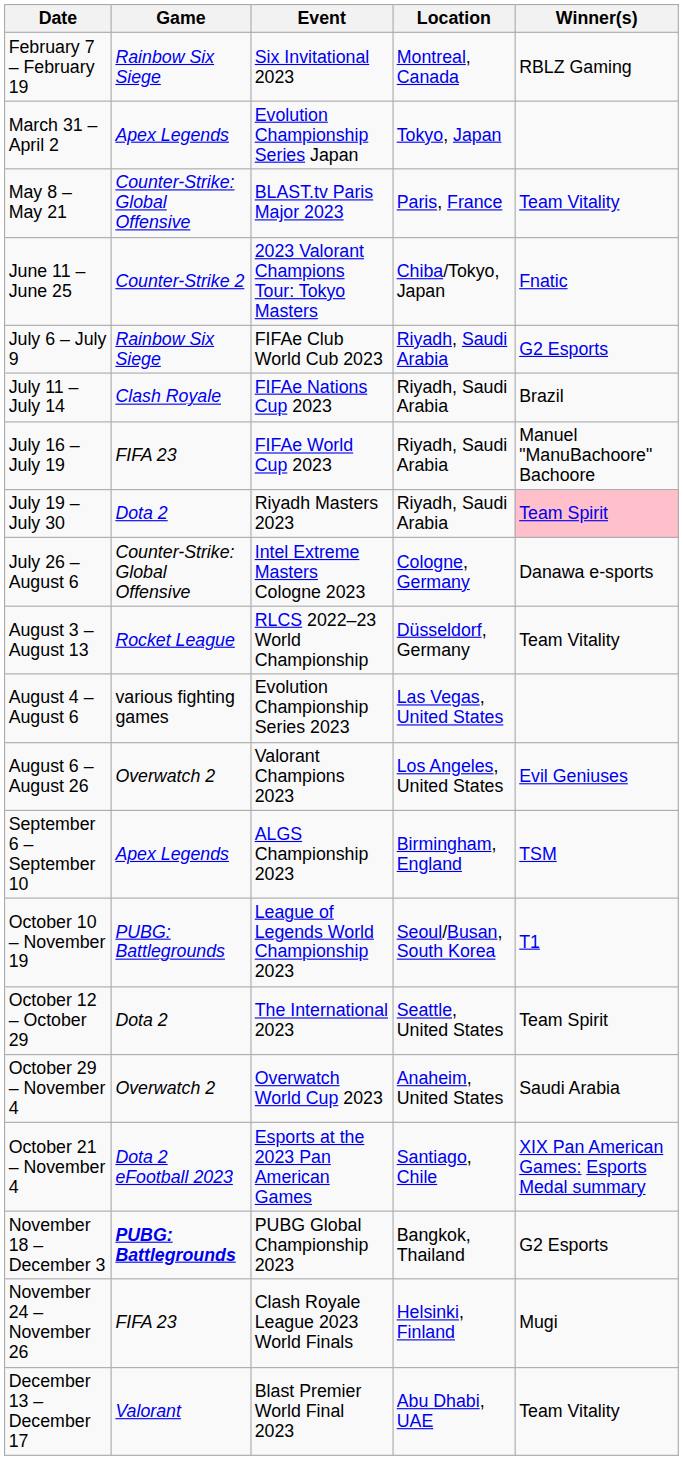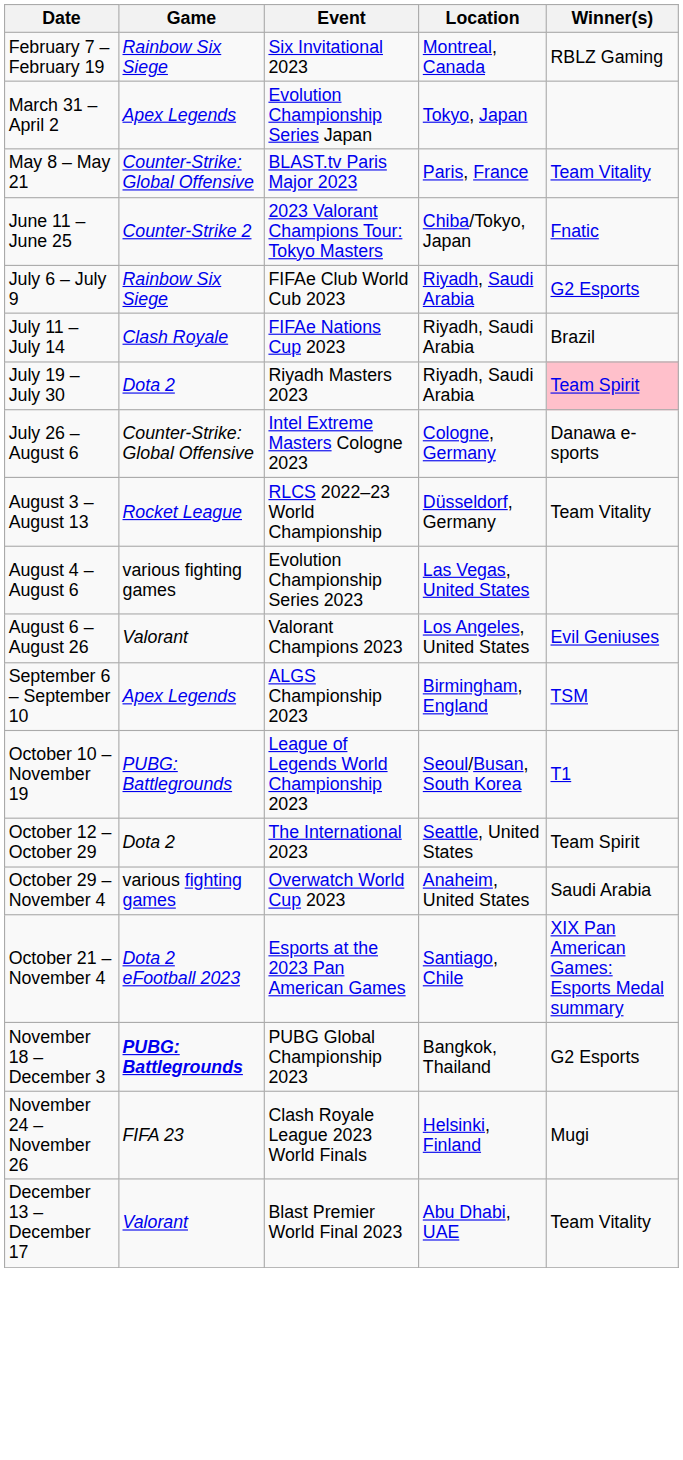- row: (44, 455)
(165, 776) Overwatch 2 -> (155, 638) Valorant
(165, 1088) Overwatch 2 -> (182, 890) various fighting games
